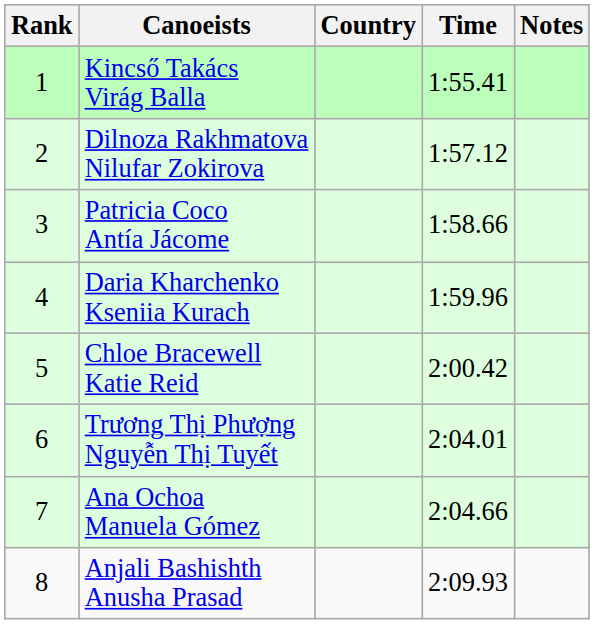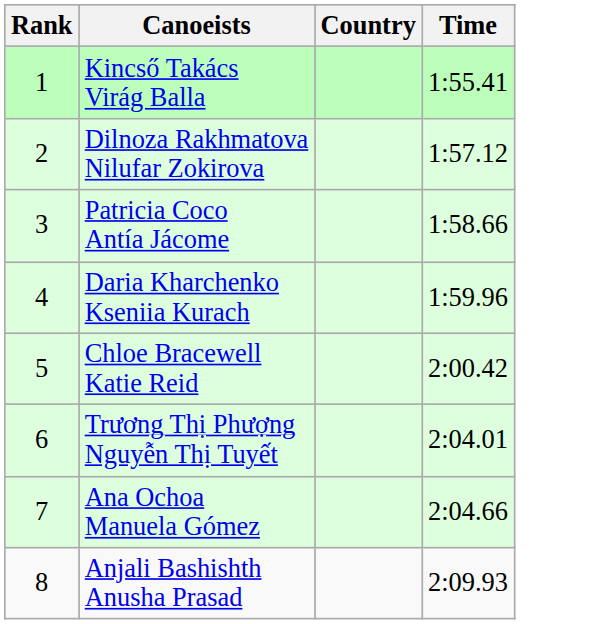- column: (552, 25)
